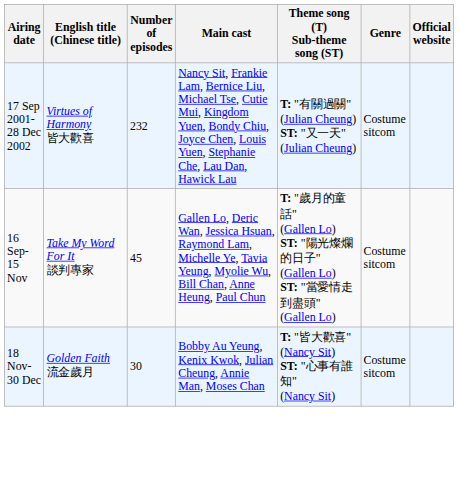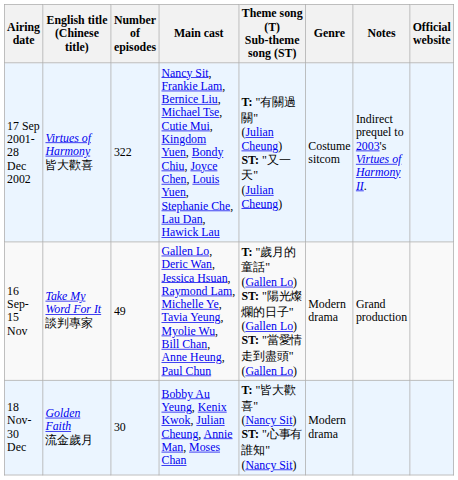+ column: (382, 33)
(139, 125) 232 -> (123, 152) 322
(136, 257) 45 -> (120, 311) 49
(385, 257) Costume sitcom -> (327, 311) Modern drama
(385, 366) Costume sitcom -> (327, 427) Modern drama
